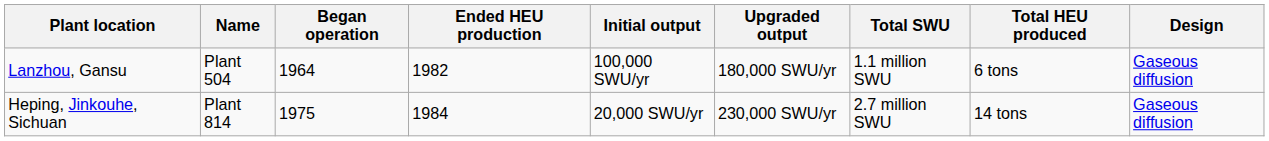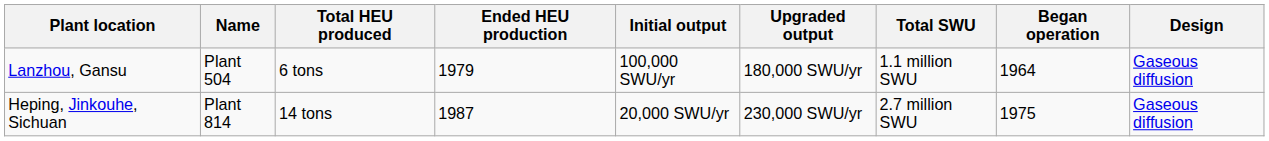columns swapped: (342, 26) <-> (1050, 26)
(430, 70) 1982 -> (456, 70) 1979
(430, 114) 1984 -> (456, 114) 1987
